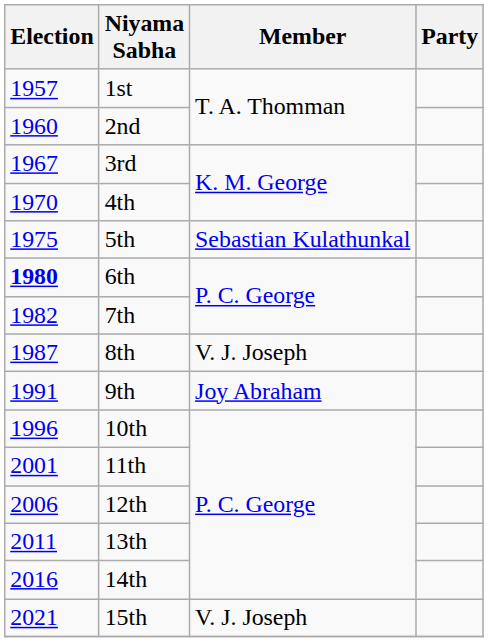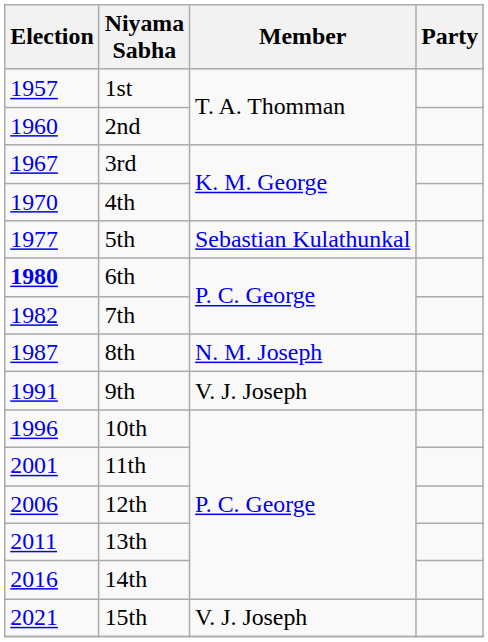(34, 239) 1975 -> (34, 239) 1977
(251, 352) V. J. Joseph -> (259, 352) N. M. Joseph
(258, 390) Joy Abraham -> (251, 390) V. J. Joseph
